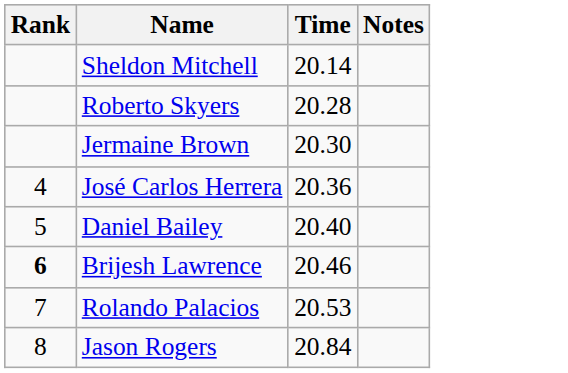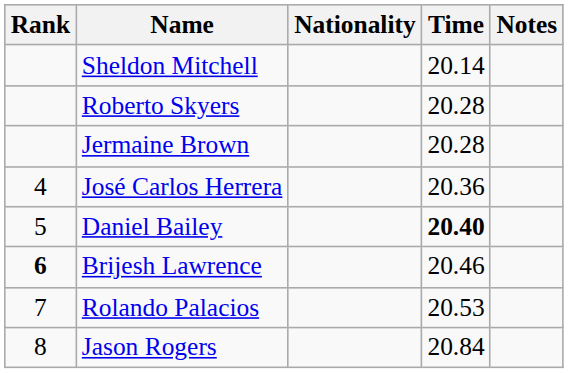+ column: (355, 24)
(323, 145) 20.30 -> (456, 145) 20.28
(323, 226) normal -> (456, 226) bold
